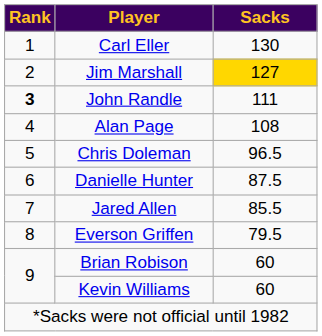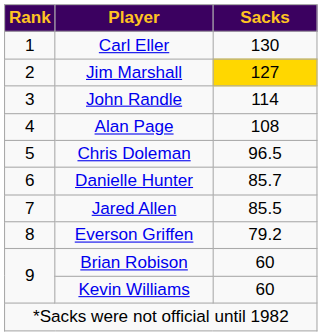(30, 99) bold -> (30, 99) normal
(265, 99) 111 -> (265, 99) 114
(265, 180) 87.5 -> (265, 180) 85.7
(265, 235) 79.5 -> (265, 235) 79.2
